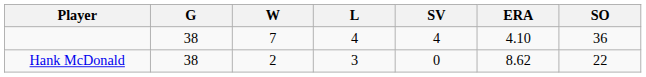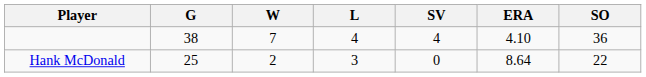(191, 60) 38 -> (191, 60) 25
(518, 60) 8.62 -> (518, 60) 8.64
